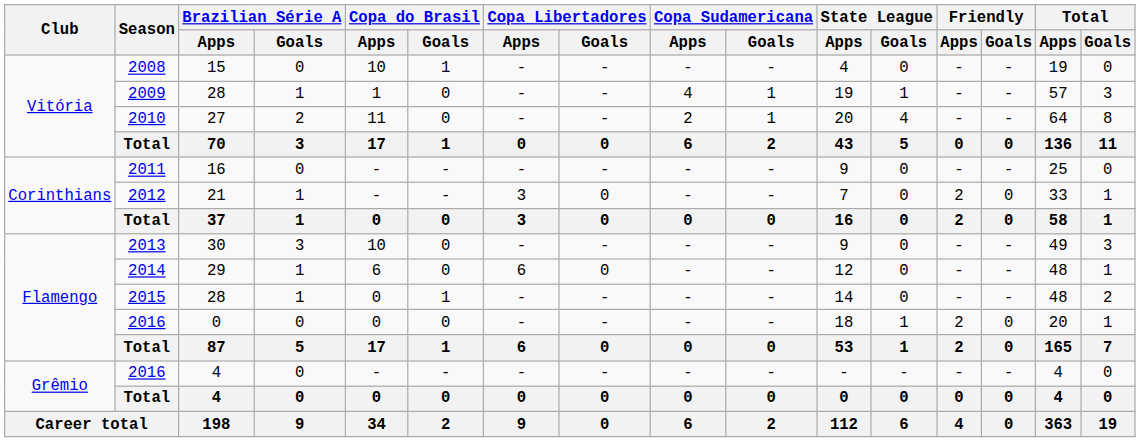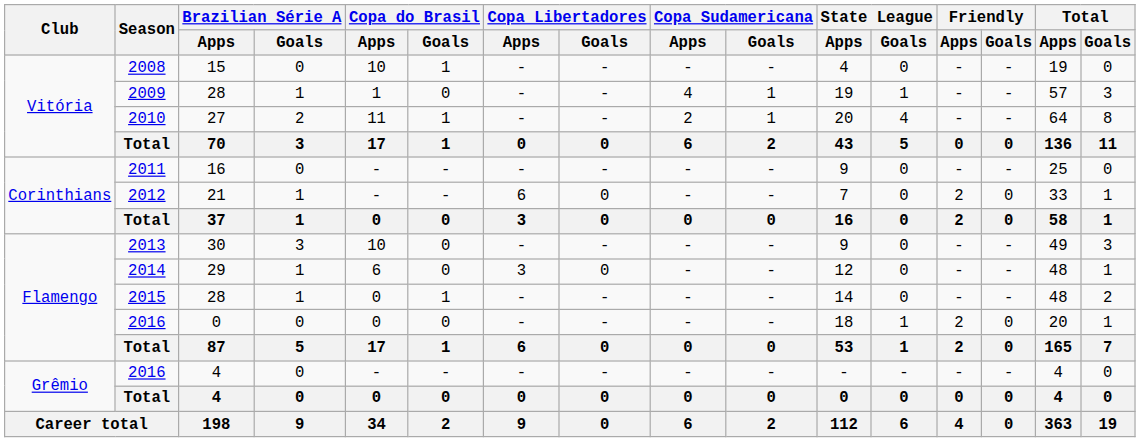(446, 119) 0 -> (446, 119) 1
(521, 195) 3 -> (521, 195) 6
(521, 272) 6 -> (521, 272) 3
